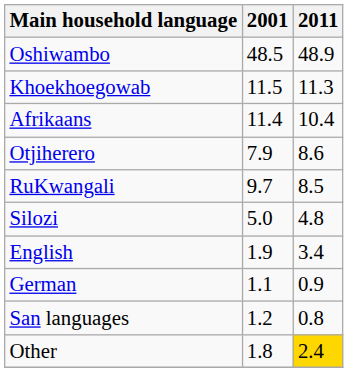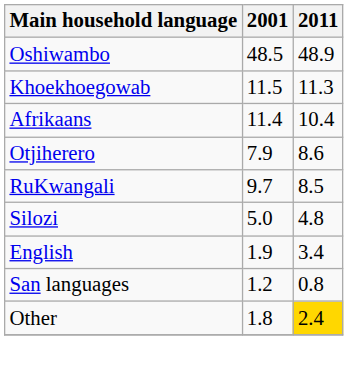- row: (43, 284)
